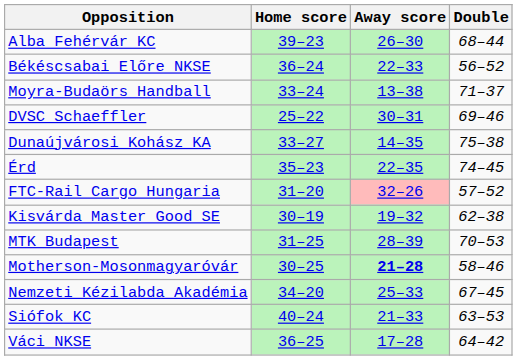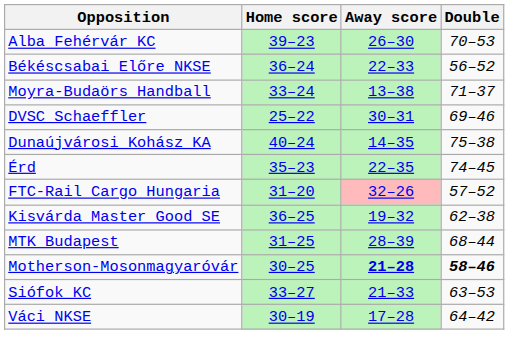(481, 42) 68–44 -> (472, 42) 70–53
(301, 142) 33–27 -> (292, 142) 40–24
(301, 217) 30–19 -> (292, 217) 36–25
(481, 242) 70–53 -> (472, 242) 68–44
(481, 267) normal -> (472, 267) bold
- row: (128, 292)
(301, 317) 40–24 -> (292, 292) 33–27
(301, 342) 36–25 -> (292, 317) 30–19
